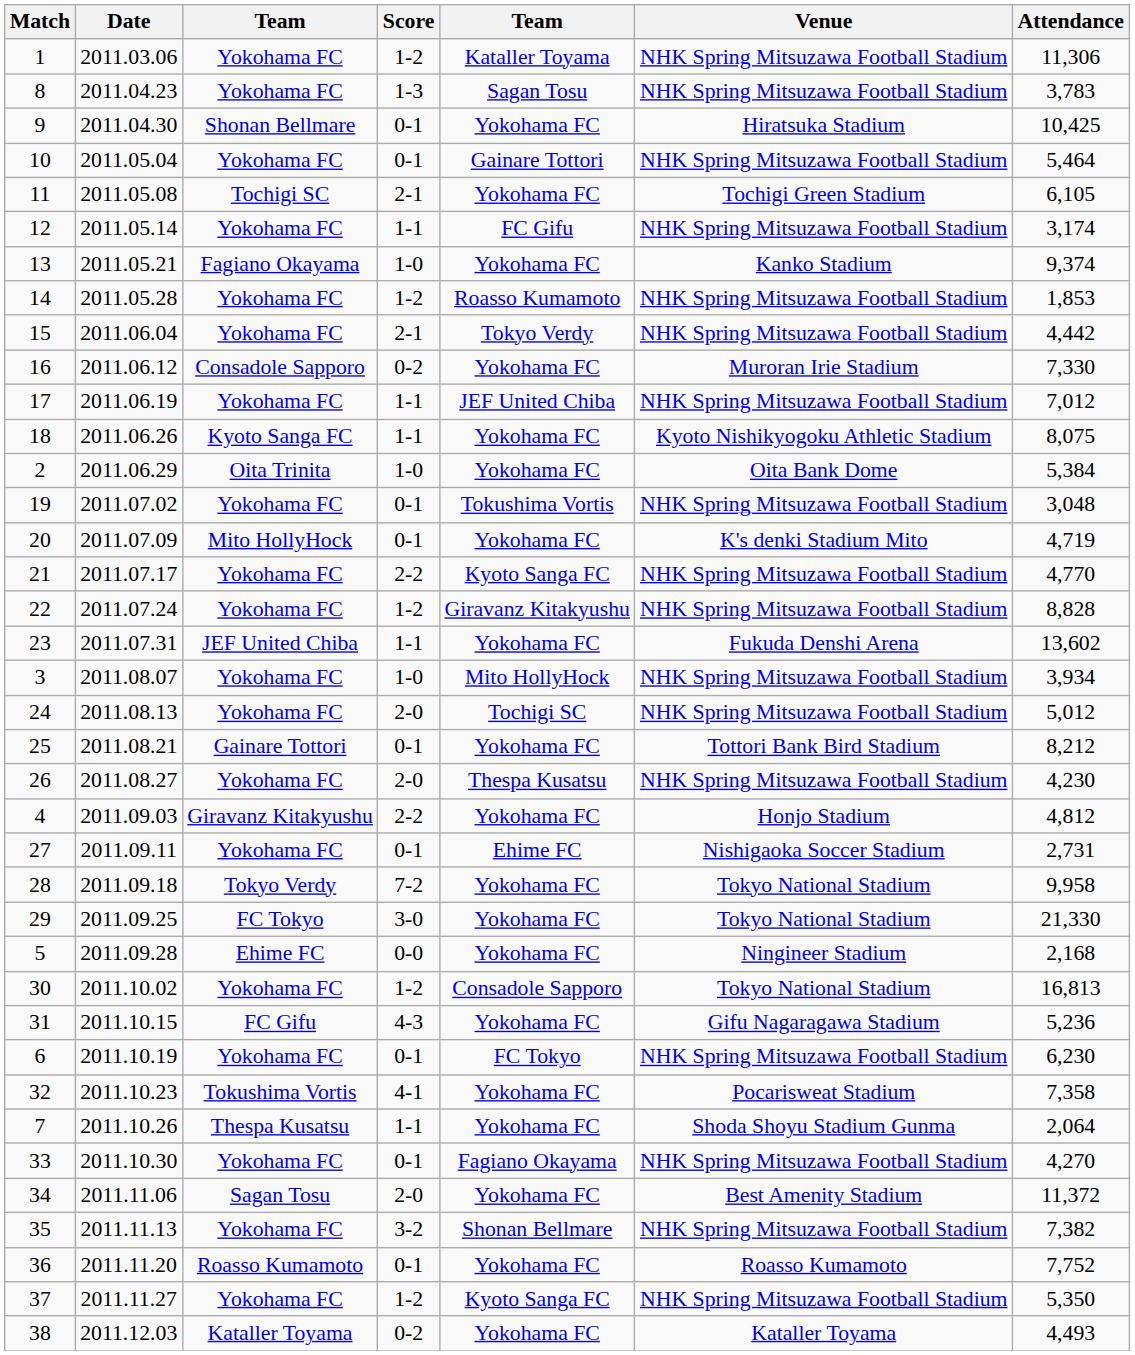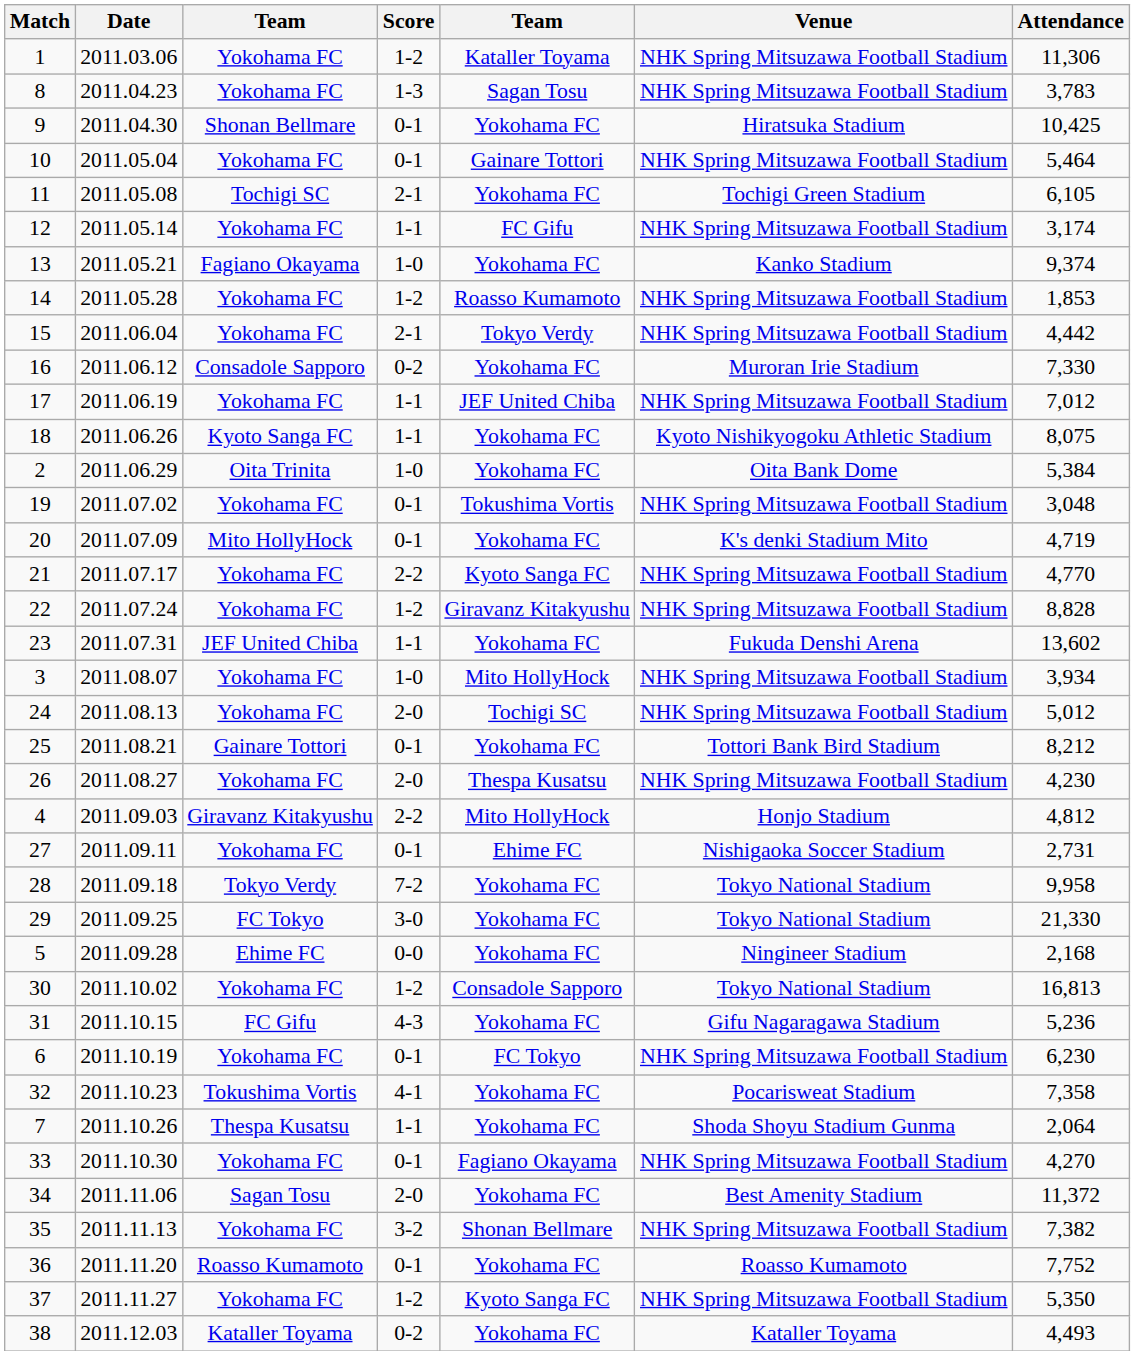(537, 815) Yokohama FC -> (537, 815) Mito HollyHock
